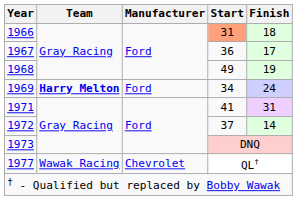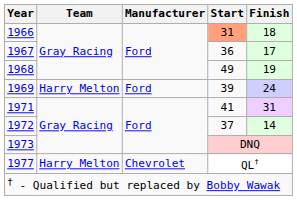(79, 88) bold -> (79, 88) normal
(227, 88) 34 -> (227, 88) 39
(79, 163) Wawak Racing -> (79, 163) Harry Melton
